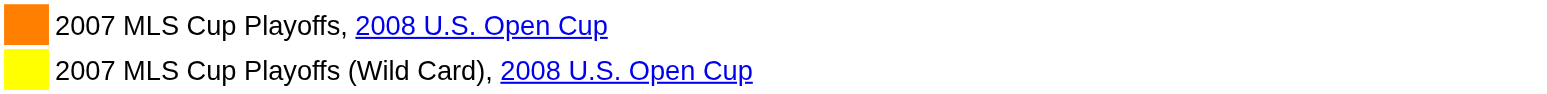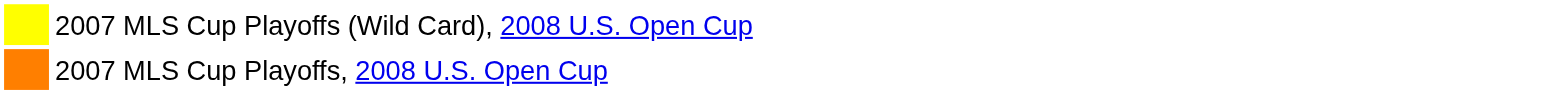rows swapped: (331, 26) <-> (404, 71)
